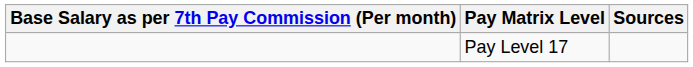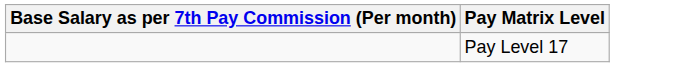- column: (649, 19)
